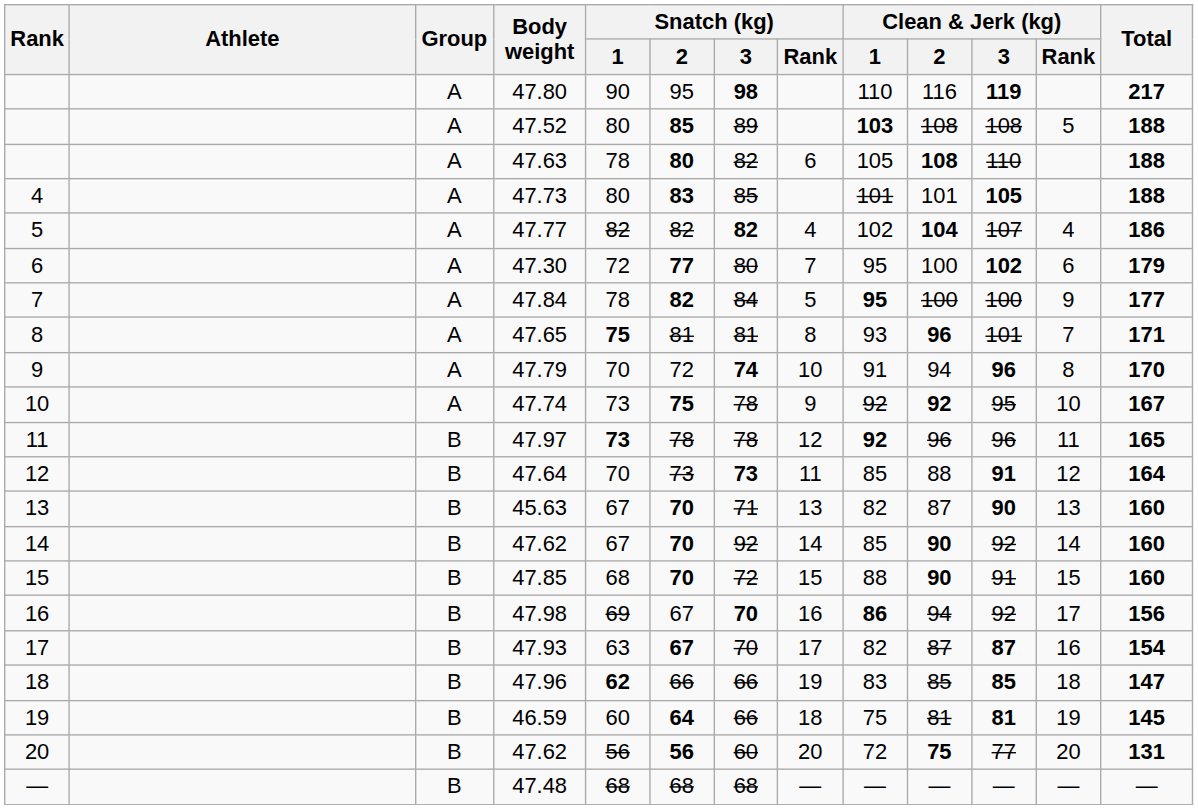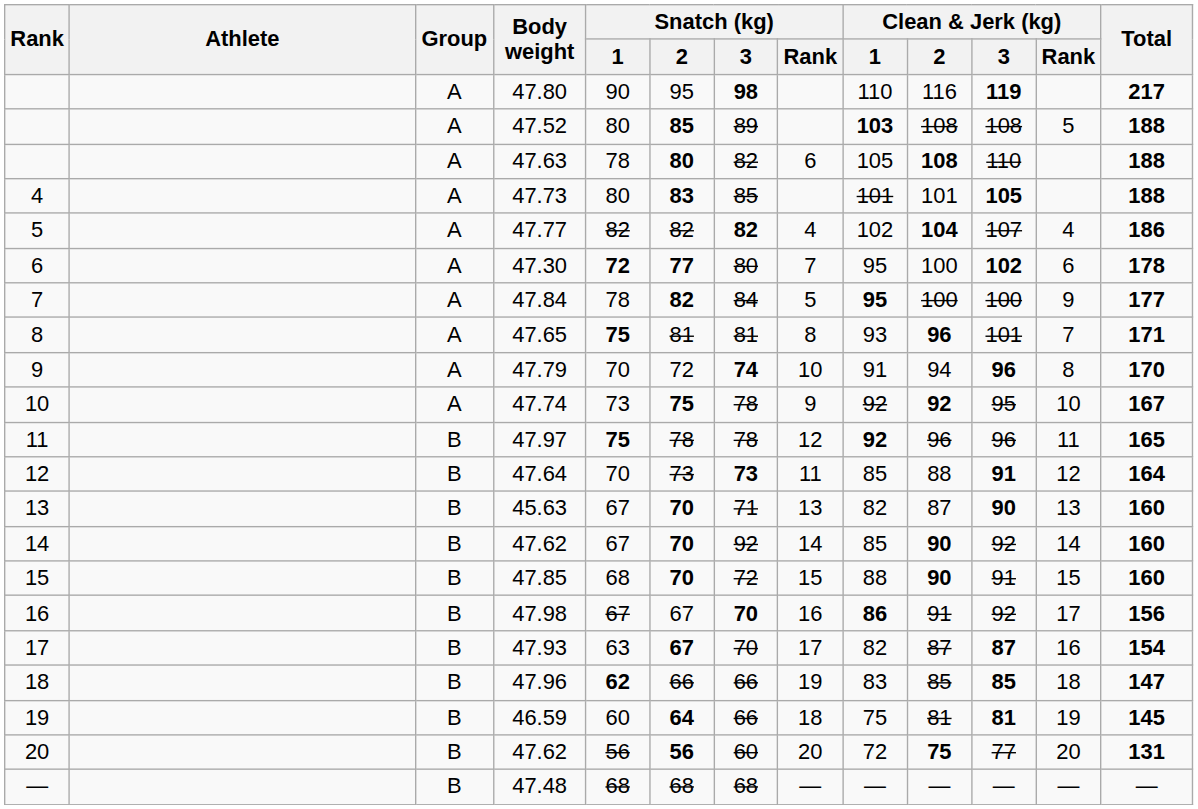(618, 265) normal -> (618, 265) bold
(1147, 265) 179 -> (1147, 265) 178
(618, 439) 73 -> (618, 439) 75
(618, 612) 69 -> (618, 612) 67
(939, 612) 94 -> (939, 612) 91
